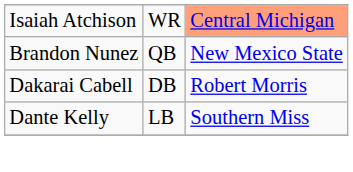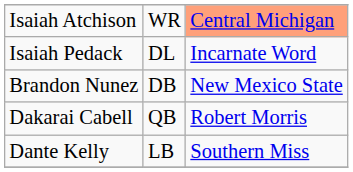+ row: (66, 53)
(162, 53) QB -> (162, 85) DB
(162, 85) DB -> (162, 118) QB
